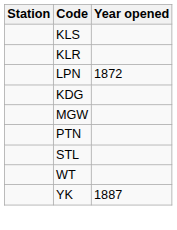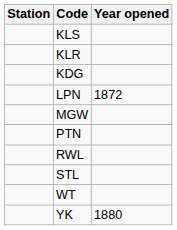rows swapped: (70, 94) <-> (68, 74)
+ row: (70, 154)
(108, 194) 1887 -> (108, 214) 1880
